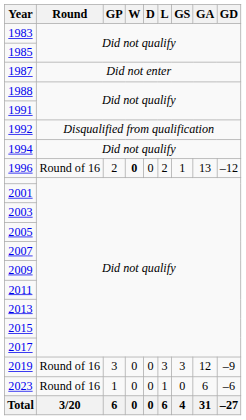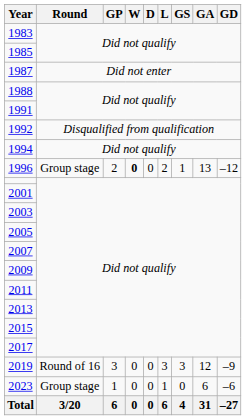(70, 168) Round of 16 -> (70, 168) Group stage
(70, 386) Round of 16 -> (70, 386) Group stage
